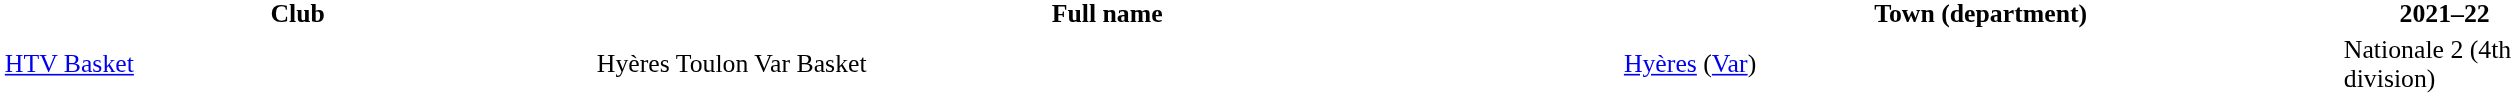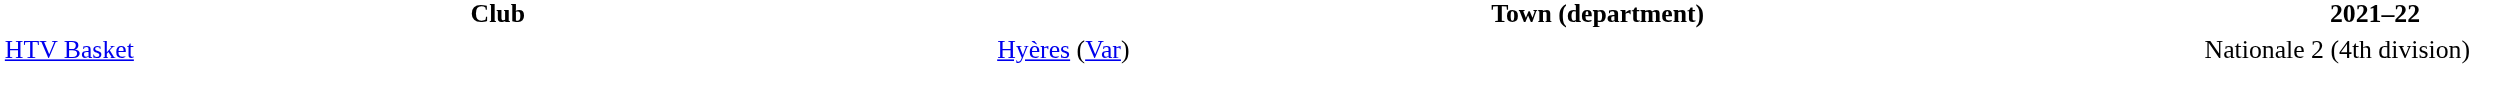- column: (1107, 14)
